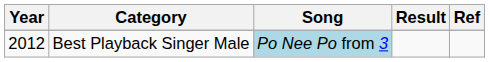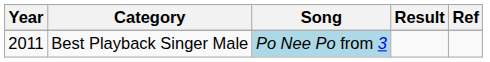(27, 43) 2012 -> (26, 43) 2011
